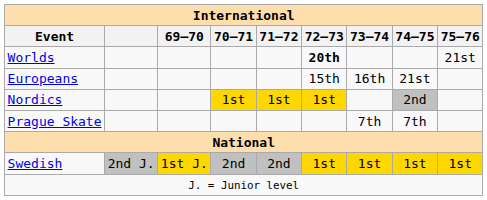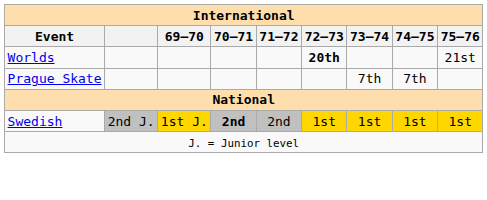- row: (43, 79)
- row: (35, 100)
(234, 163) normal -> (234, 121) bold
